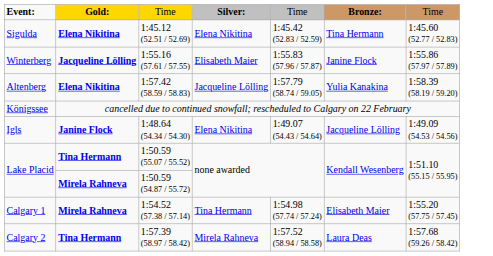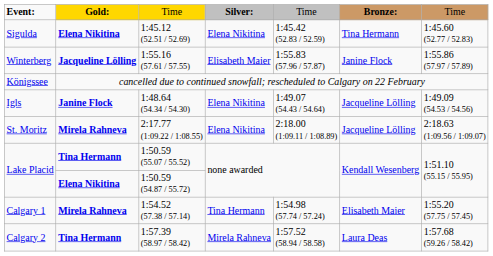- row: (26, 87)
+ row: (27, 130)
(92, 183) Mirela Rahneva -> (89, 183) Elena Nikitina
